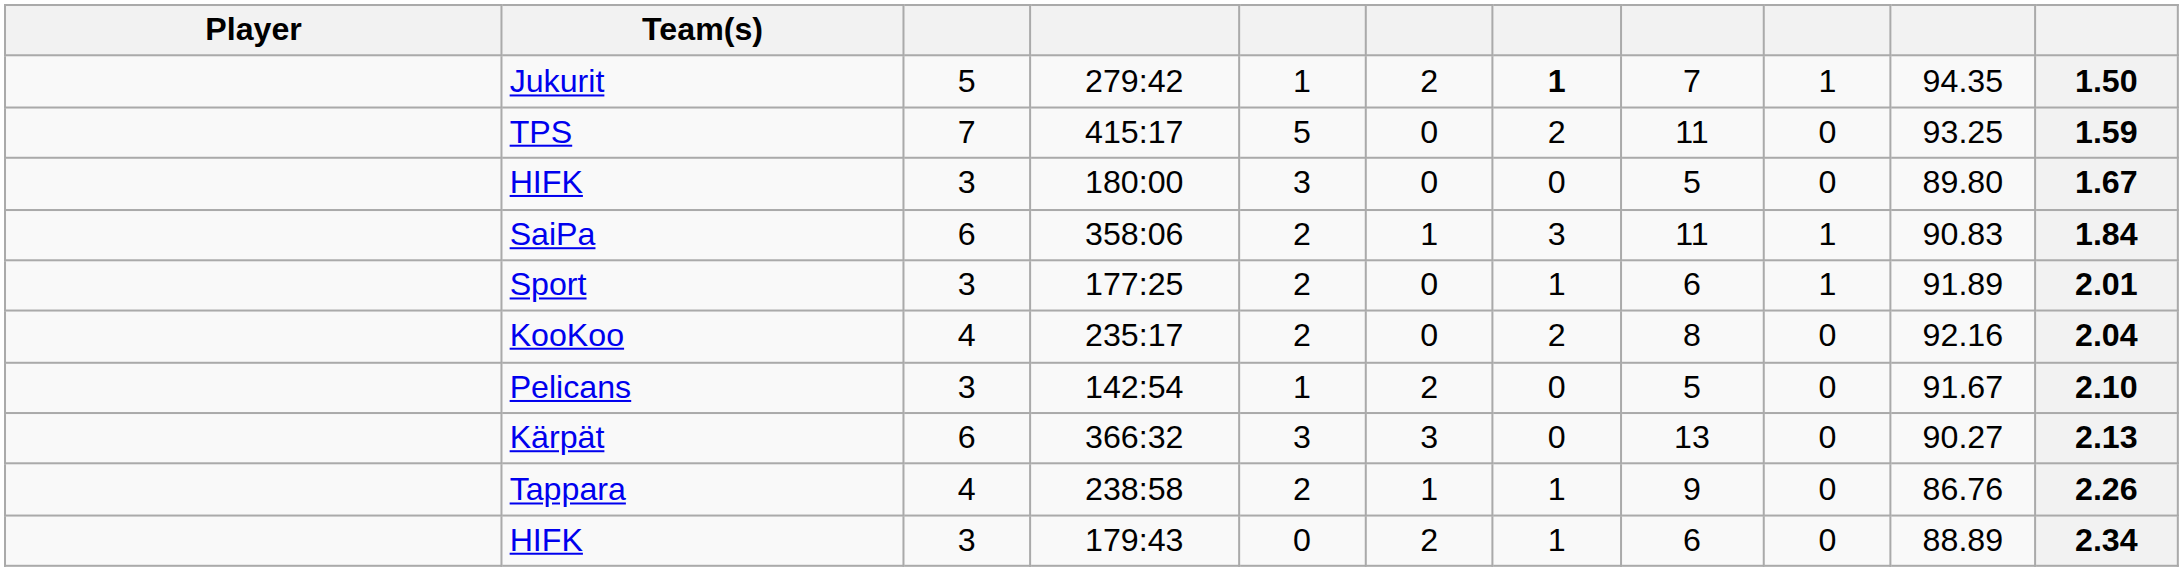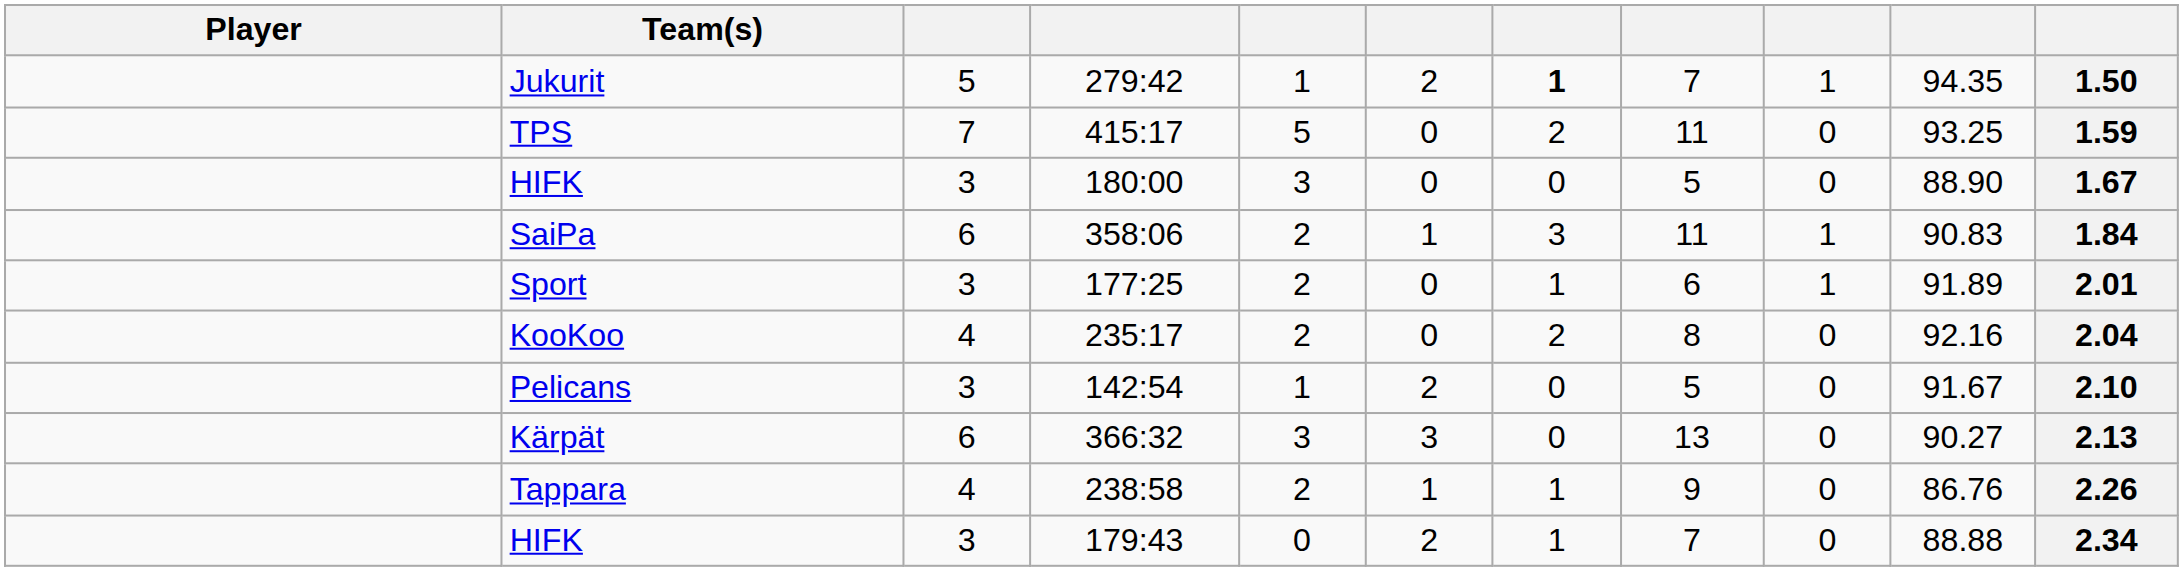(1963, 183) 89.80 -> (1963, 183) 88.90
(1692, 540) 6 -> (1692, 540) 7
(1963, 540) 88.89 -> (1963, 540) 88.88
